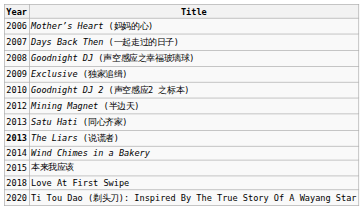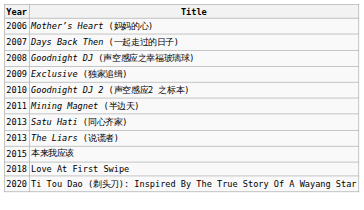(17, 106) 2012 -> (17, 106) 2011
(17, 138) bold -> (17, 138) normal
- row: (91, 153)
